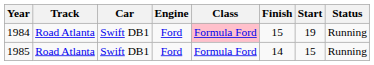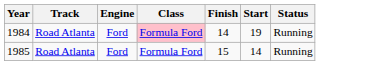- column: (125, 14)
(277, 33) 15 -> (223, 33) 14
(277, 51) 14 -> (223, 51) 15
(310, 51) 15 -> (256, 51) 14
